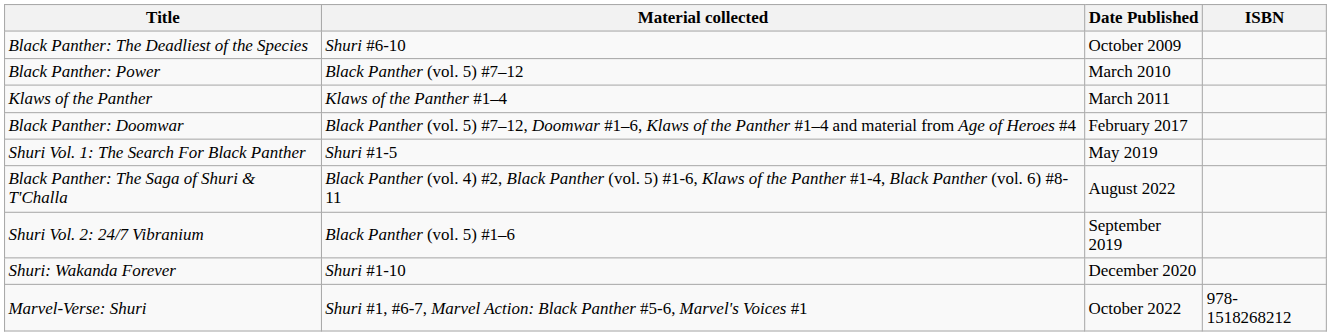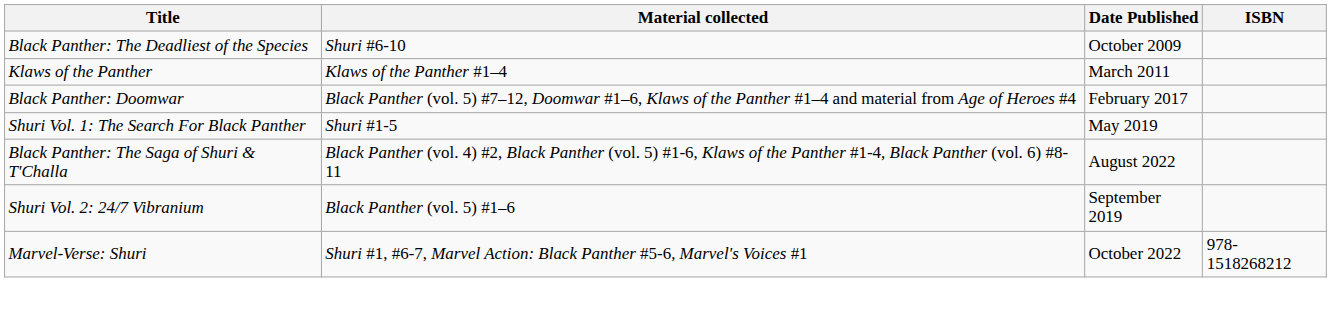- row: (84, 71)
- row: (92, 271)
